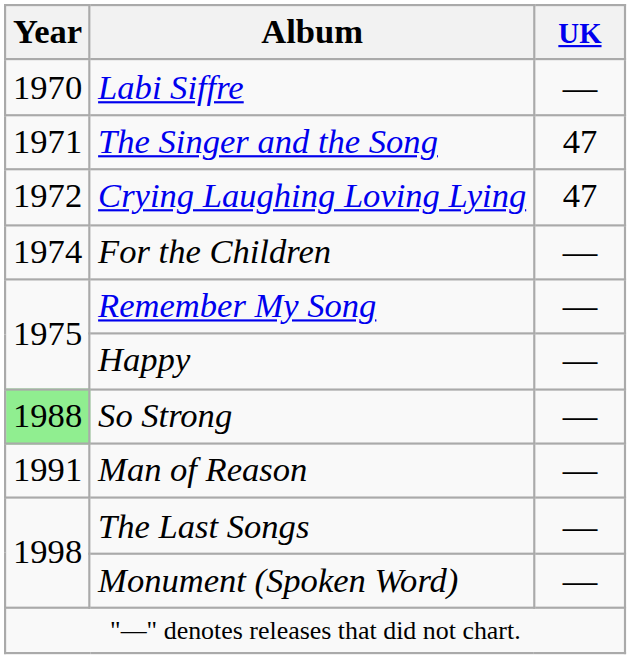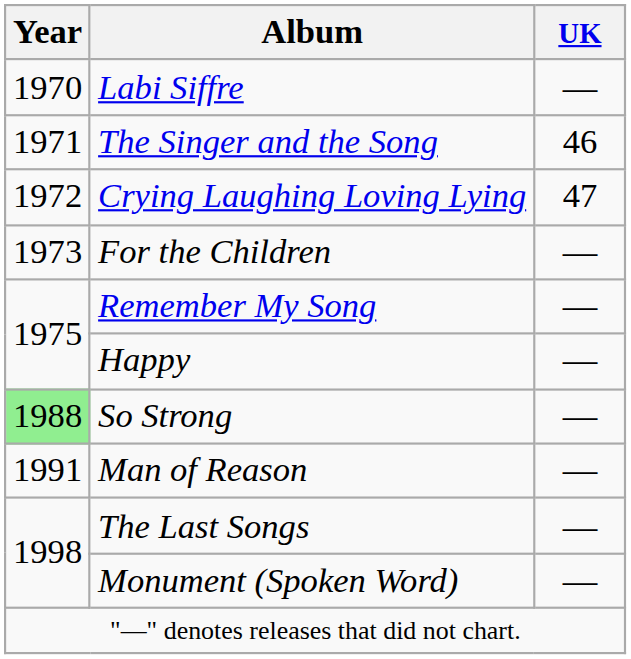(580, 141) 47 -> (580, 141) 46
(48, 251) 1974 -> (48, 251) 1973
